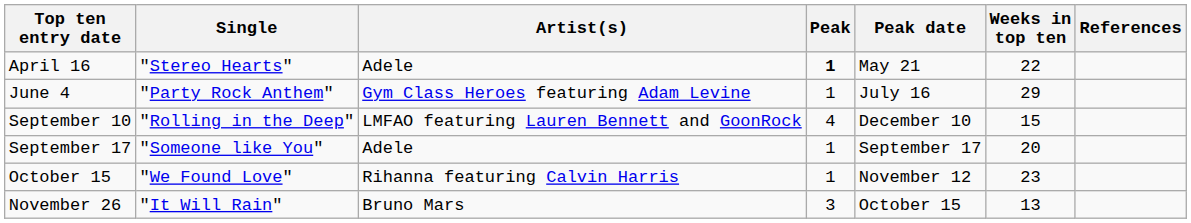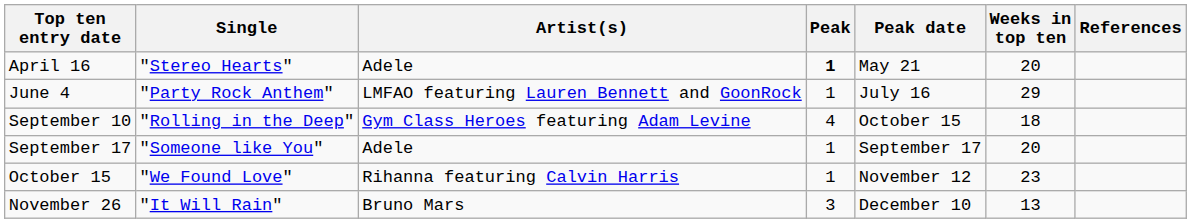(1030, 66) 22 -> (1030, 66) 20
(556, 94) Gym Class Heroes featuring Adam Levine -> (582, 94) LMFAO featuring Lauren Bennett and GoonRock
(582, 121) LMFAO featuring Lauren Bennett and GoonRock -> (556, 121) Gym Class Heroes featuring Adam Levine
(915, 121) December 10 -> (910, 121) October 15
(1030, 121) 15 -> (1030, 121) 18
(910, 205) October 15 -> (915, 205) December 10
